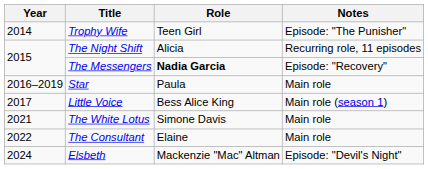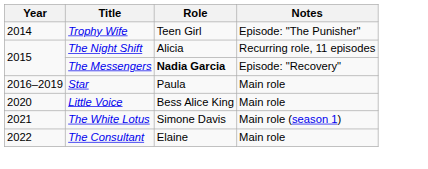(19, 102) 2017 -> (19, 102) 2020
(336, 102) Main role (season 1) -> (262, 102) Main role
(308, 119) Main role -> (290, 119) Main role (season 1)
- row: (87, 155)
